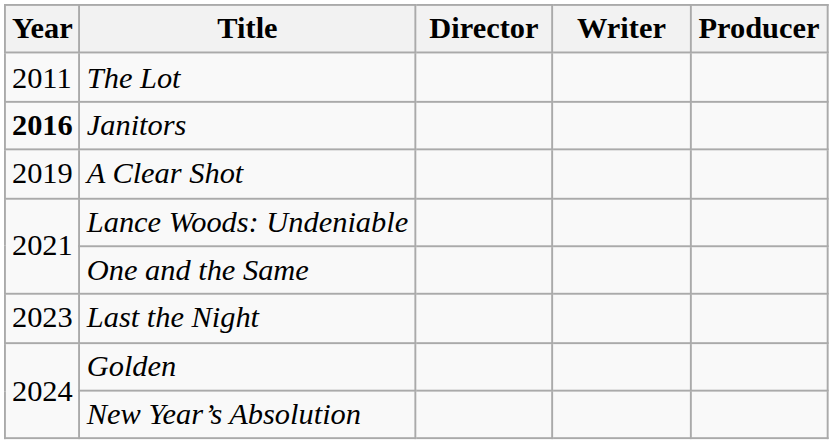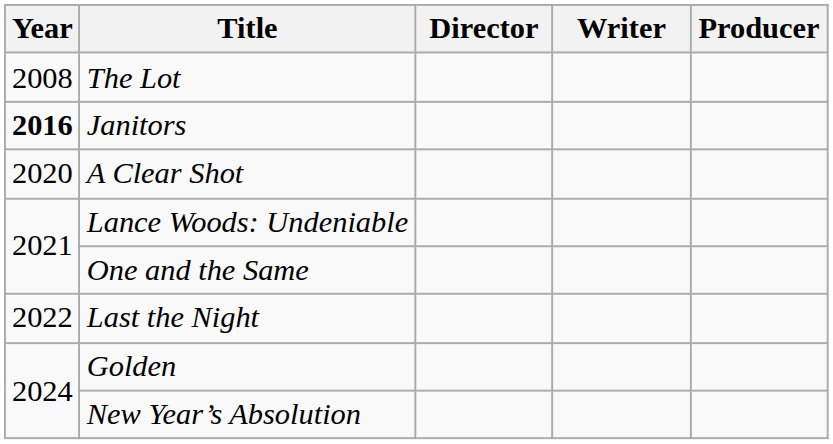(42, 76) 2011 -> (42, 76) 2008
(42, 173) 2019 -> (42, 173) 2020
(42, 317) 2023 -> (42, 317) 2022
